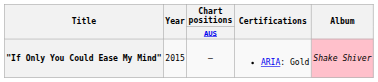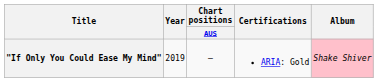(175, 58) 2015 -> (175, 58) 2019
